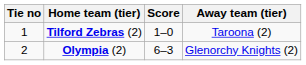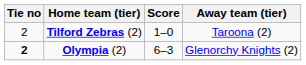(24, 32) 1 -> (24, 32) 2
(24, 50) normal -> (24, 50) bold
